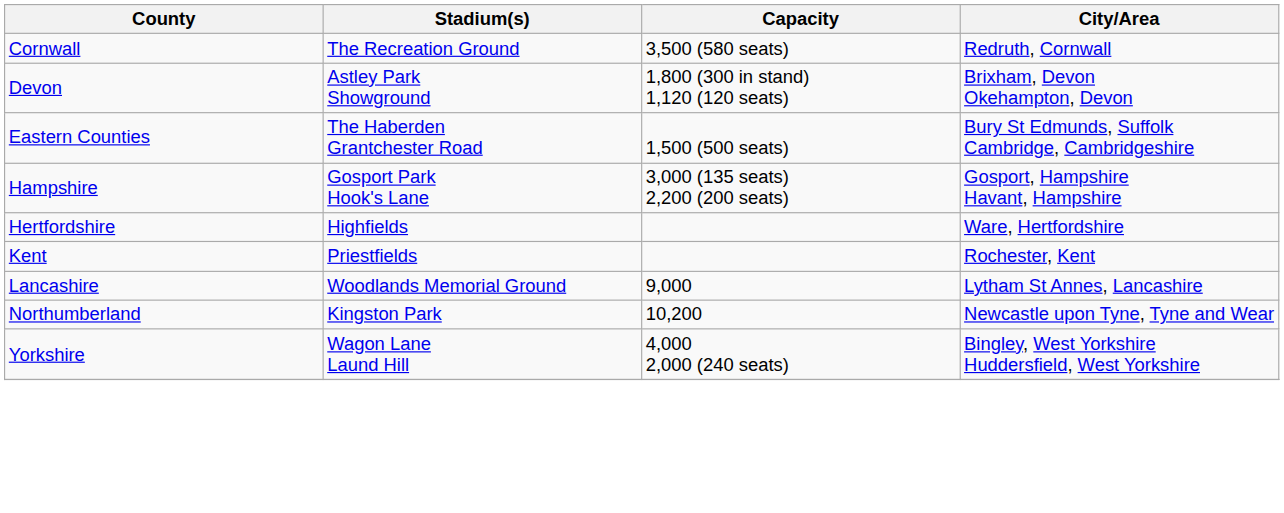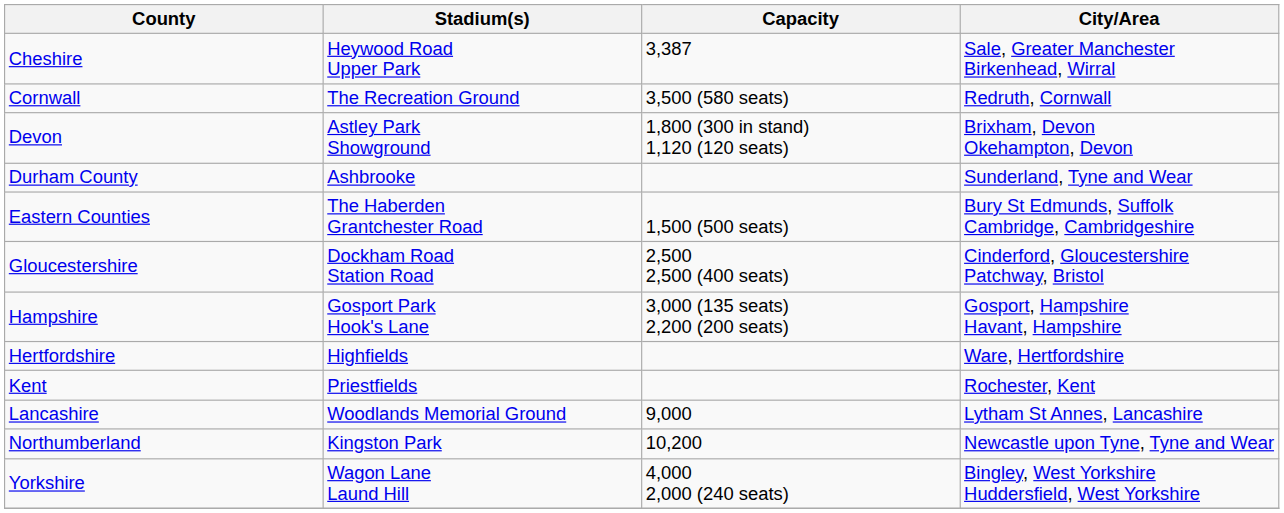+ row: (46, 58)
+ row: (73, 177)
+ row: (73, 266)
